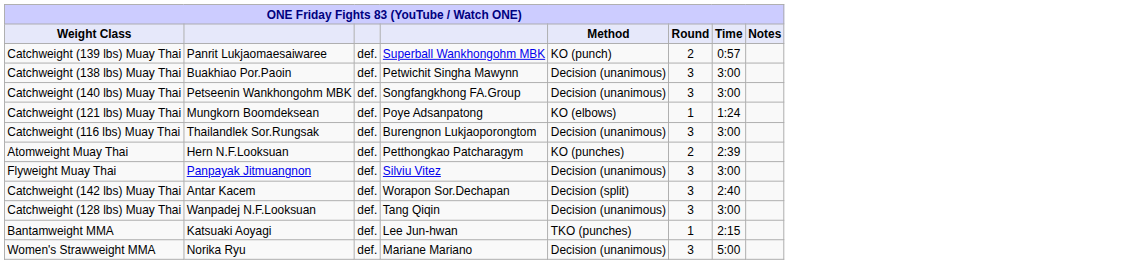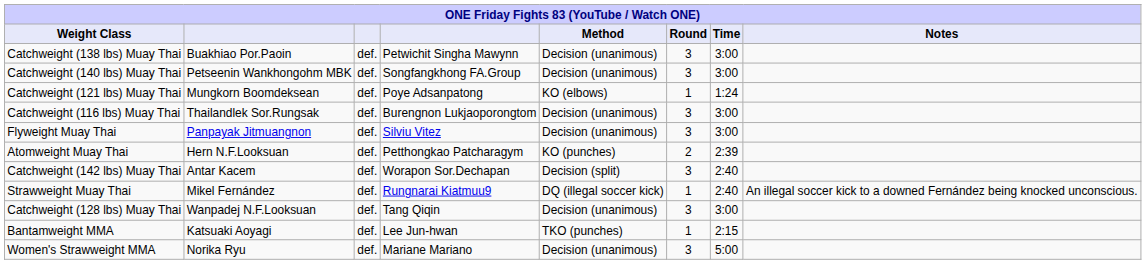- row: (94, 53)
rows swapped: (68, 151) <-> (62, 171)
+ row: (69, 191)
